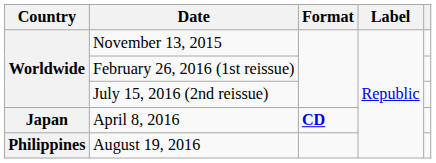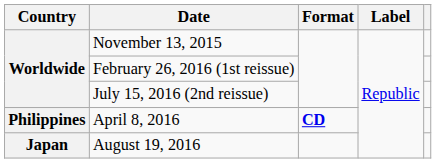(47, 119) Japan -> (47, 119) Philippines
(47, 145) Philippines -> (47, 145) Japan
